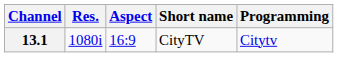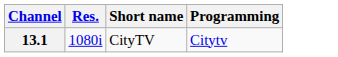- column: (131, 16)
